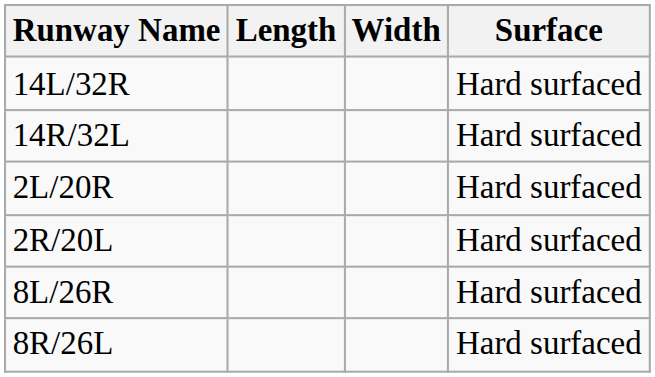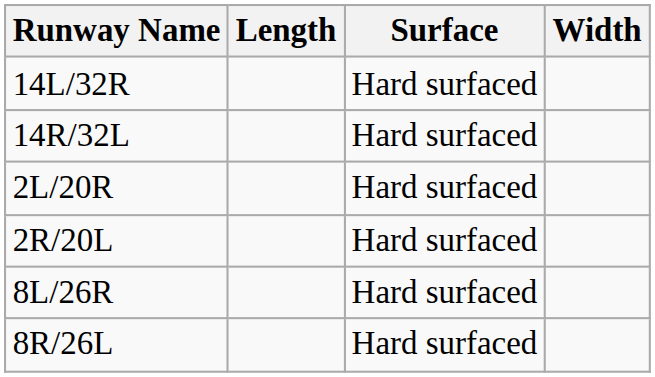columns swapped: (396, 30) <-> (549, 30)
